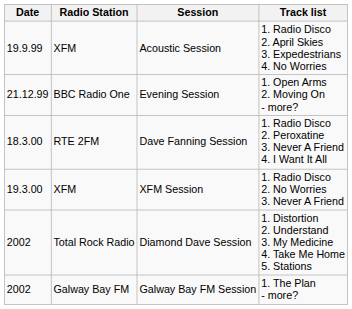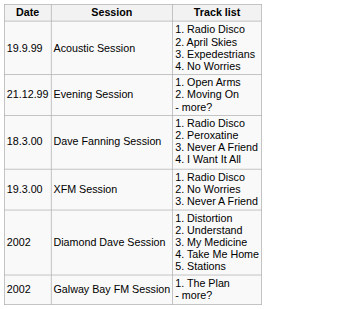- column: (94, 13)
